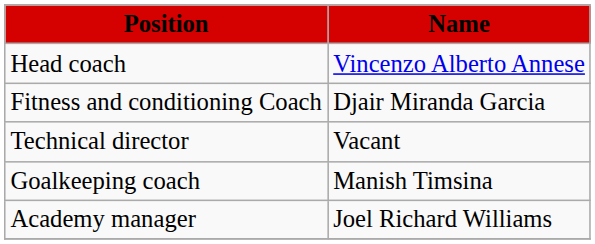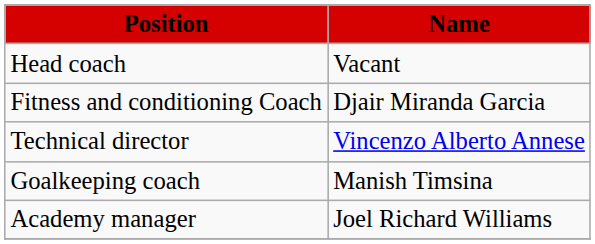(459, 63) Vincenzo Alberto Annese -> (367, 63) Vacant
(367, 141) Vacant -> (459, 141) Vincenzo Alberto Annese
